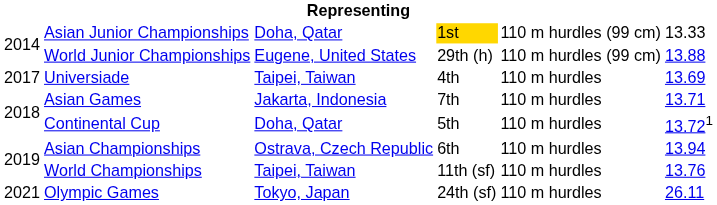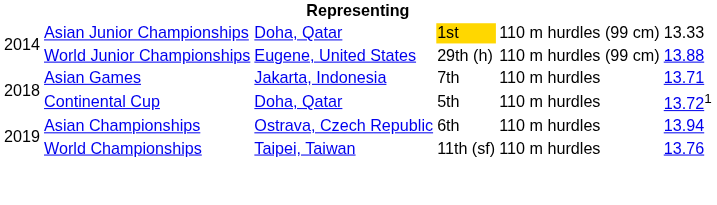- row: (87, 77)
- row: (101, 193)
